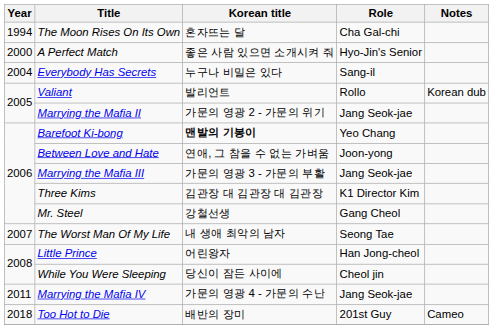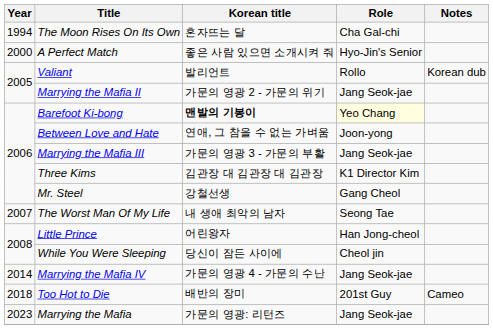- row: (97, 72)
(367, 133) no background -> (367, 113) lightyellow background
(19, 294) 2011 -> (20, 274) 2014
+ row: (85, 314)
